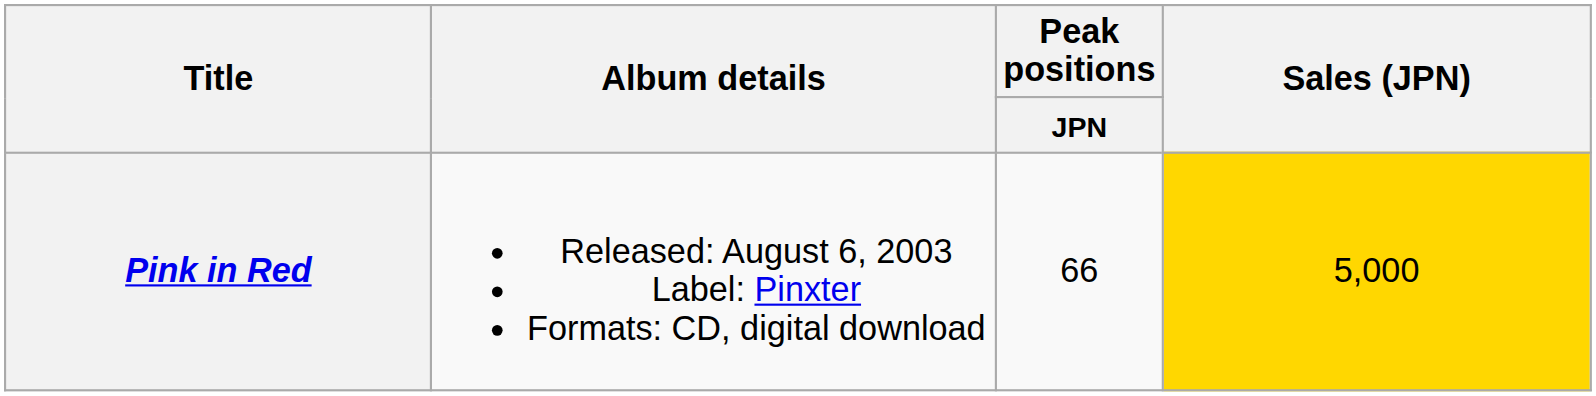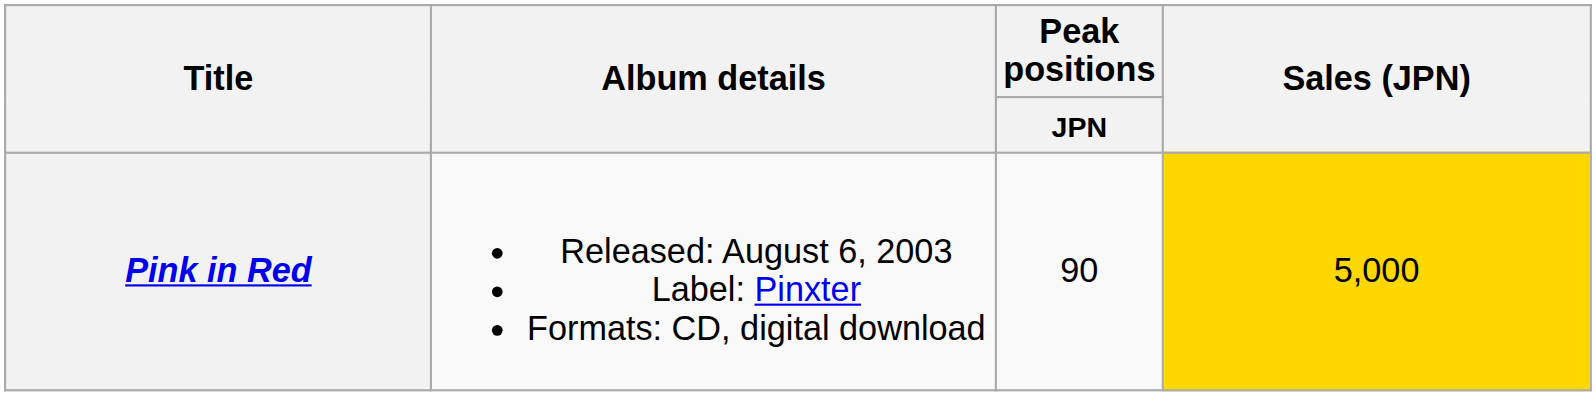(1079, 270) 66 -> (1079, 270) 90
